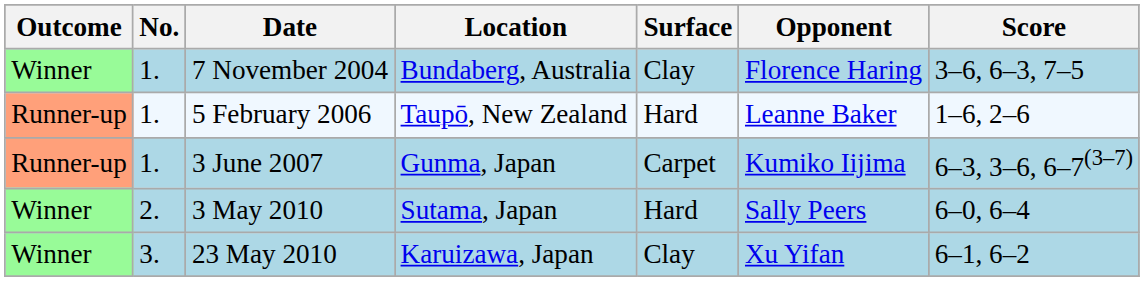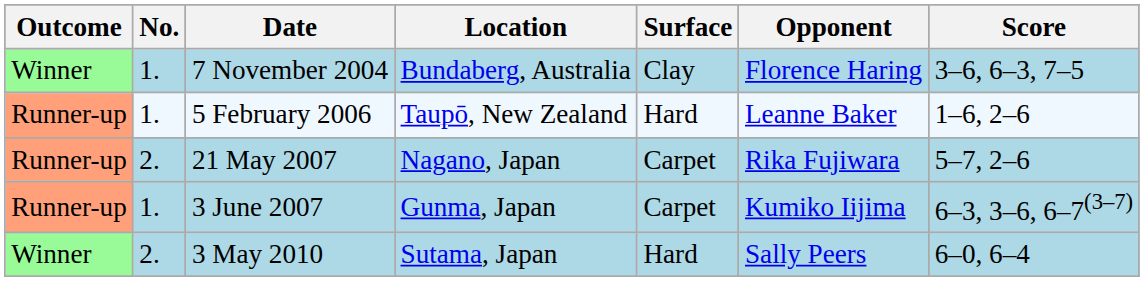+ row: (264, 158)
- row: (264, 253)
